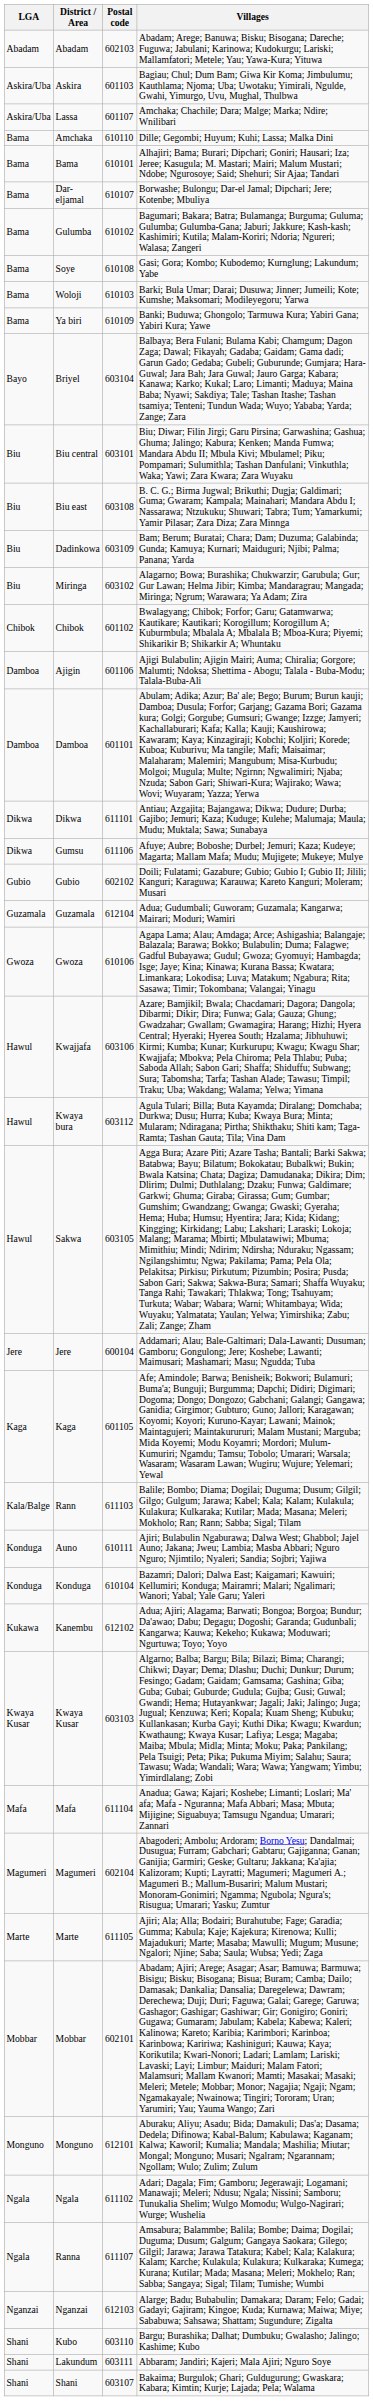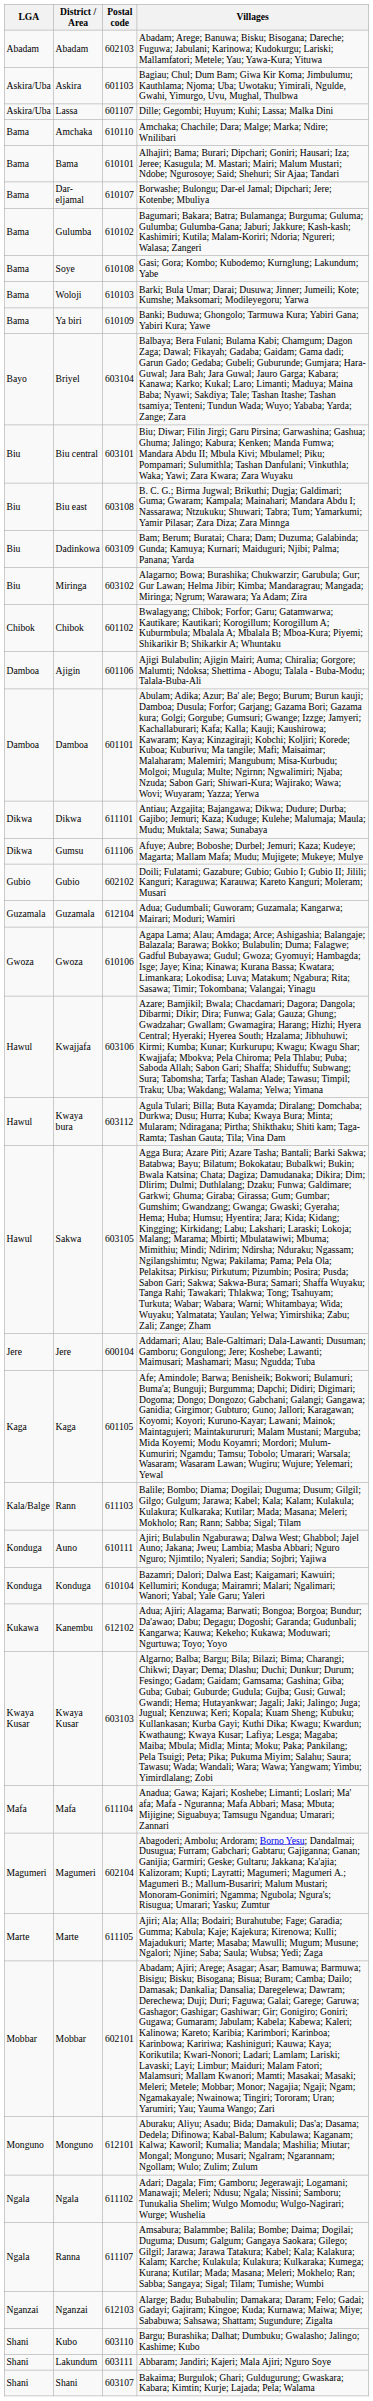(234, 117) Amchaka; Chachile; Dara; Malge; Marka; Ndire; Wnilibari -> (236, 111) Dille; Gegombi; Huyum; Kuhi; Lassa; Malka Dini
(236, 137) Dille; Gegombi; Huyum; Kuhi; Lassa; Malka Dini -> (234, 132) Amchaka; Chachile; Dara; Malge; Marka; Ndire; Wnilibari
